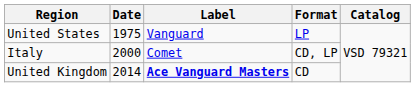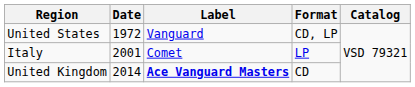(127, 33) 1975 -> (127, 33) 1972
(302, 33) LP -> (316, 33) CD, LP
(127, 53) 2000 -> (127, 53) 2001
(316, 53) CD, LP -> (302, 53) LP
